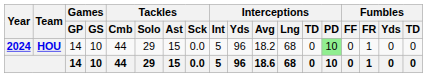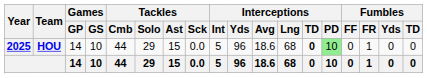(19, 47) 2024 -> (19, 47) 2025
(265, 47) 18.2 -> (265, 47) 18.6
(312, 47) normal -> (312, 47) bold
